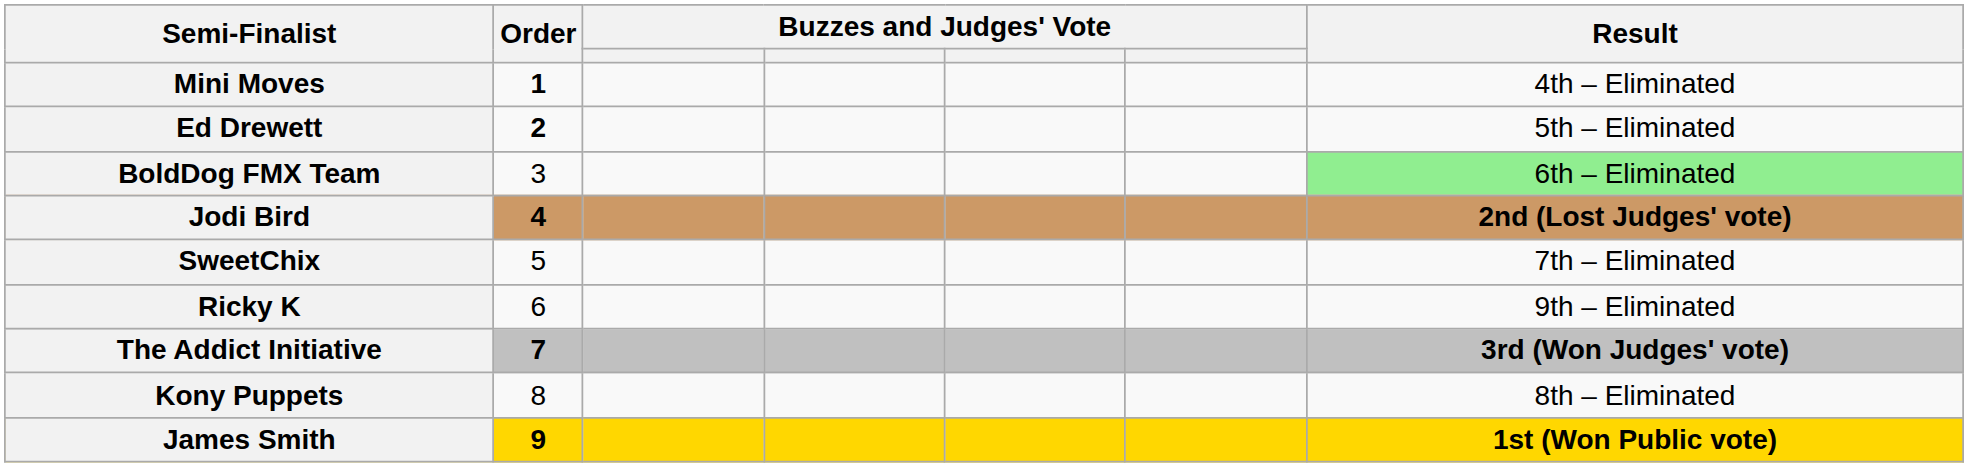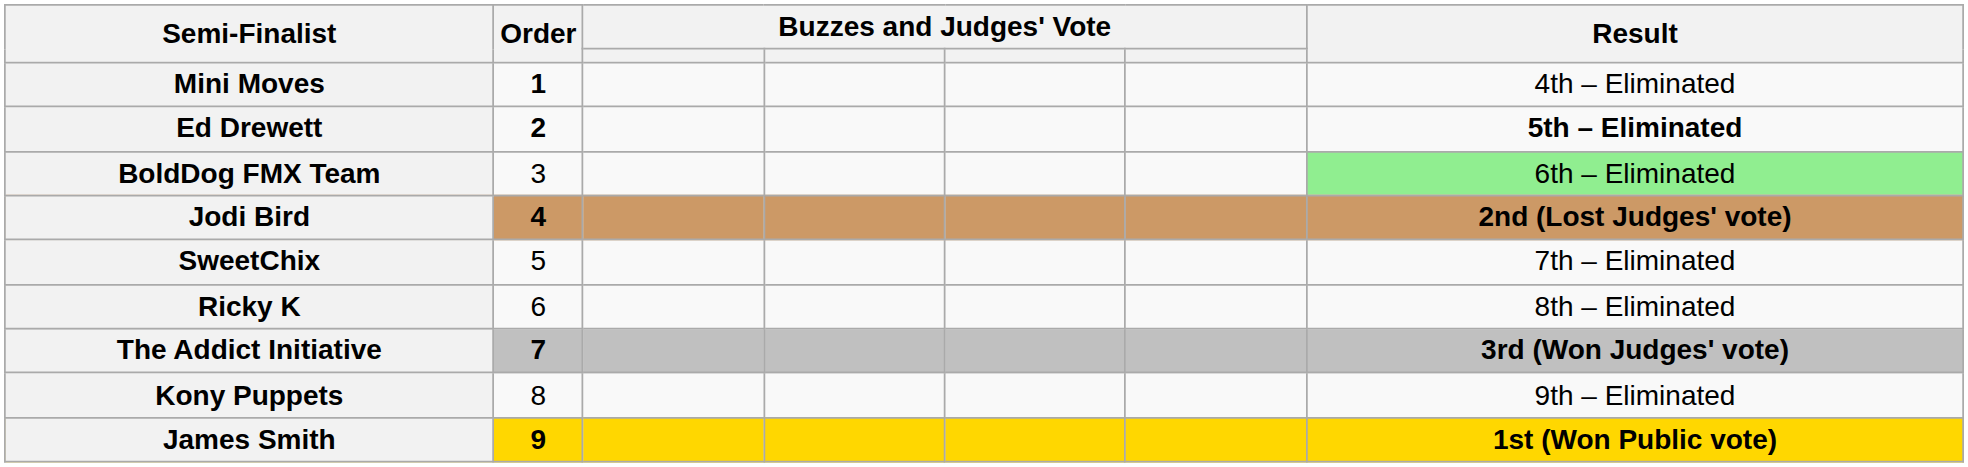(1635, 128) normal -> (1635, 128) bold
(1635, 306) 9th – Eliminated -> (1635, 306) 8th – Eliminated
(1635, 394) 8th – Eliminated -> (1635, 394) 9th – Eliminated
